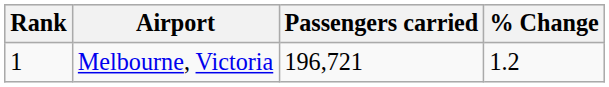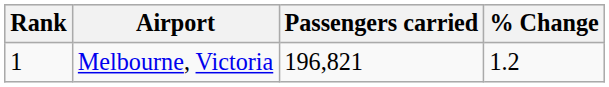(324, 61) 196,721 -> (324, 61) 196,821
